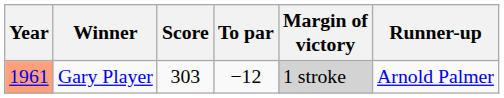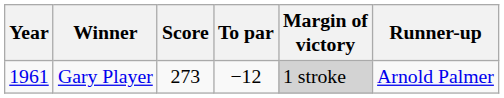(29, 76) lightsalmon background -> (29, 76) no background
(185, 76) 303 -> (185, 76) 273
